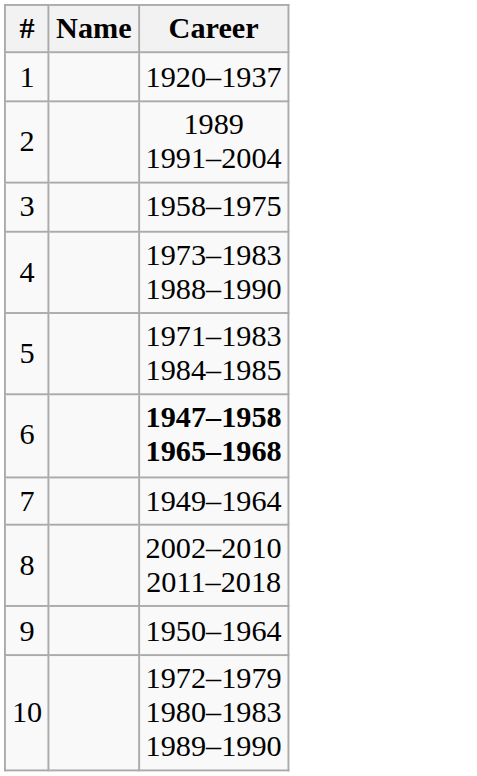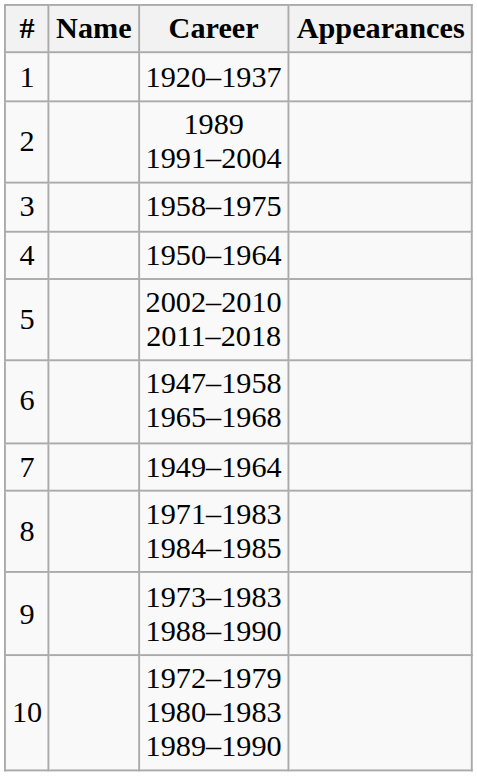+ column: (381, 28)
(214, 271) 1973–1983 1988–1990 -> (214, 254) 1950–1964
(214, 353) 1971–1983 1984–1985 -> (214, 319) 2002–2010 2011–2018
(214, 435) bold -> (214, 401) normal
(214, 565) 2002–2010 2011–2018 -> (214, 531) 1971–1983 1984–1985
(214, 630) 1950–1964 -> (214, 613) 1973–1983 1988–1990
